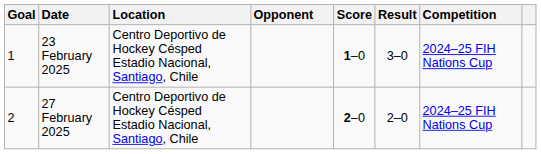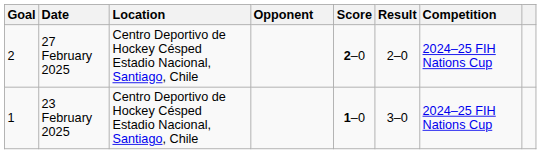rows swapped: (67, 56) <-> (67, 118)
